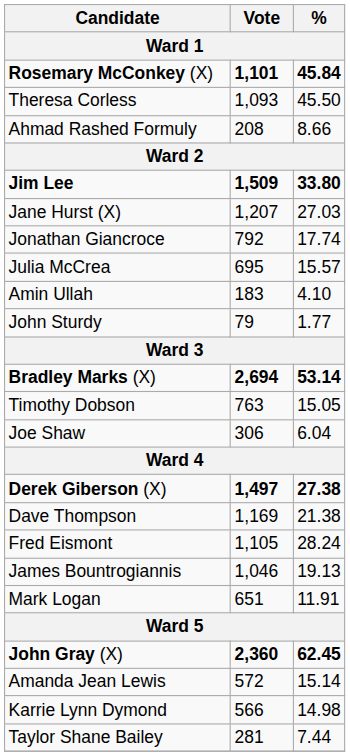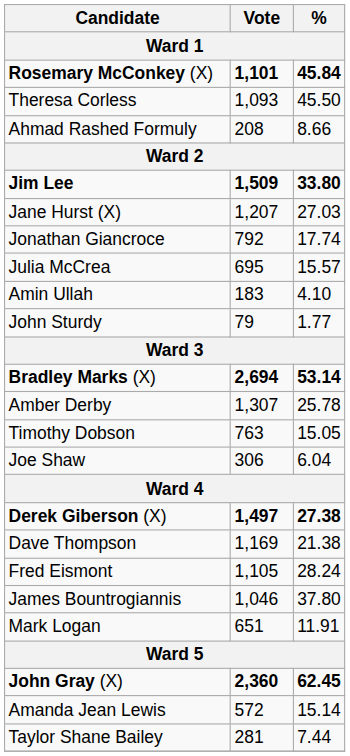+ row: (60, 405)
(319, 571) 19.13 -> (319, 599) 37.80
- row: (88, 709)
